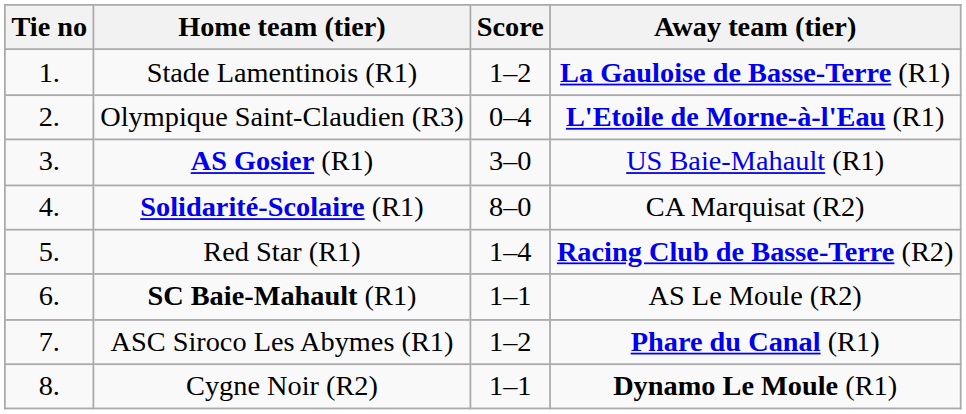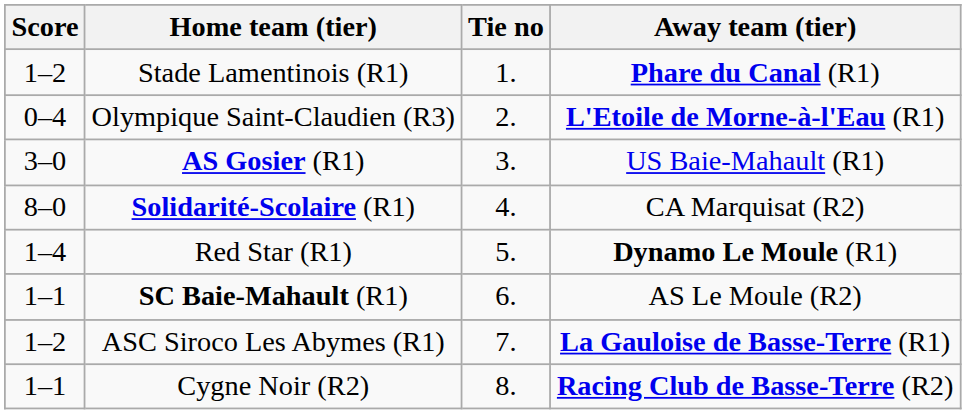columns swapped: (49, 26) <-> (510, 26)
(755, 71) La Gauloise de Basse-Terre (R1) -> (755, 71) Phare du Canal (R1)
(755, 251) Racing Club de Basse-Terre (R2) -> (755, 251) Dynamo Le Moule (R1)
(755, 341) Phare du Canal (R1) -> (755, 341) La Gauloise de Basse-Terre (R1)
(755, 386) Dynamo Le Moule (R1) -> (755, 386) Racing Club de Basse-Terre (R2)
